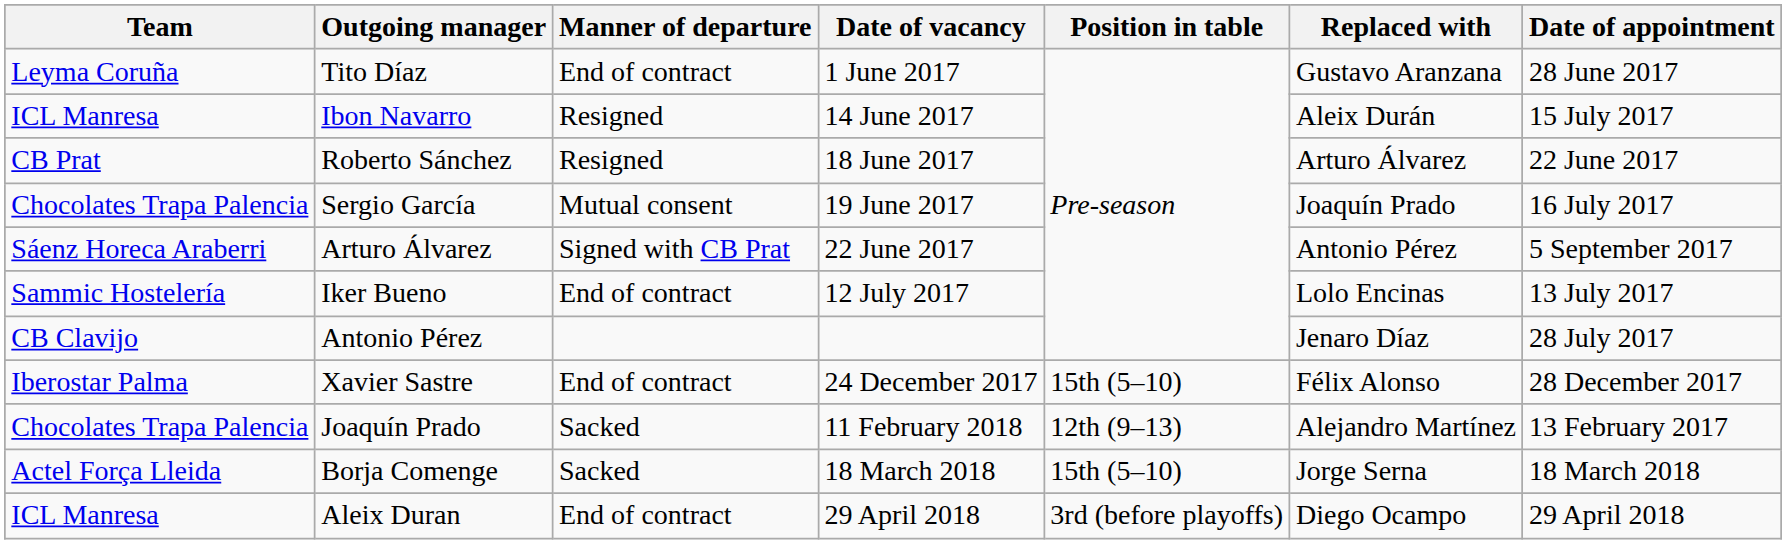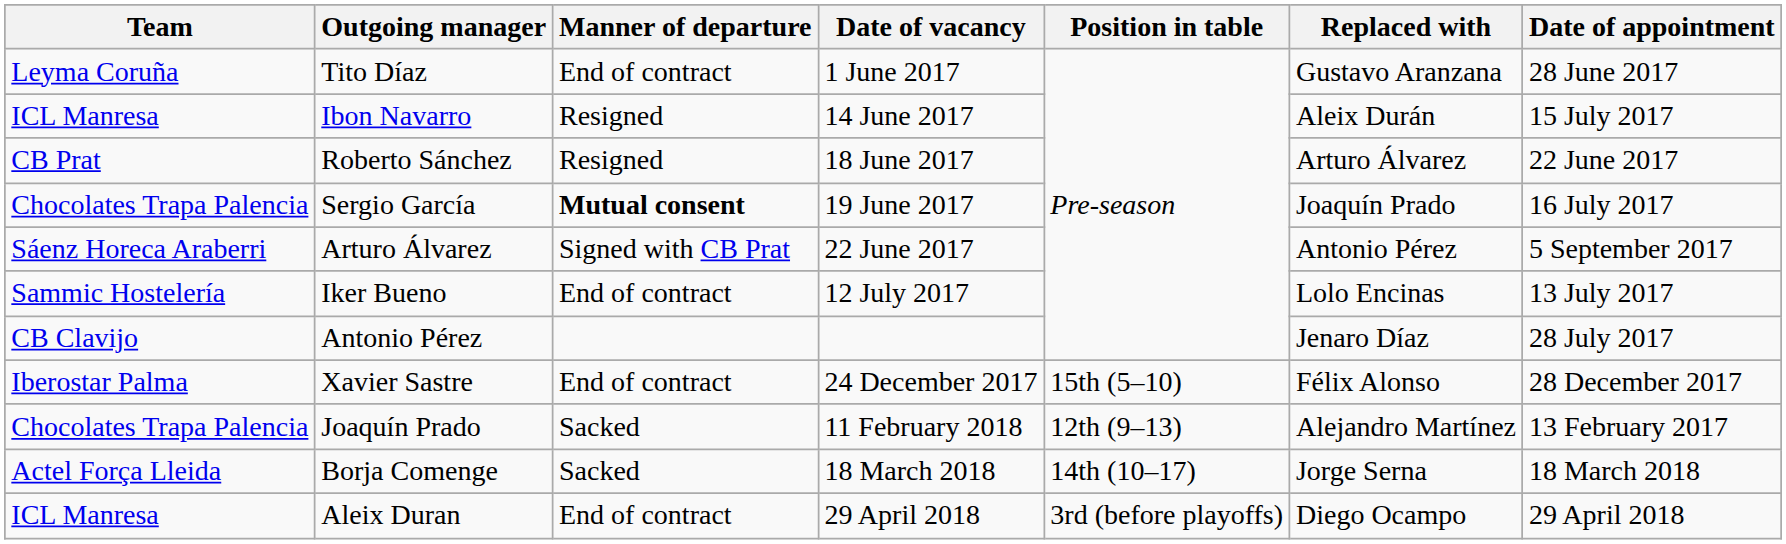(646, 204) normal -> (652, 204) bold
(1116, 470) 15th (5–10) -> (1123, 470) 14th (10–17)
